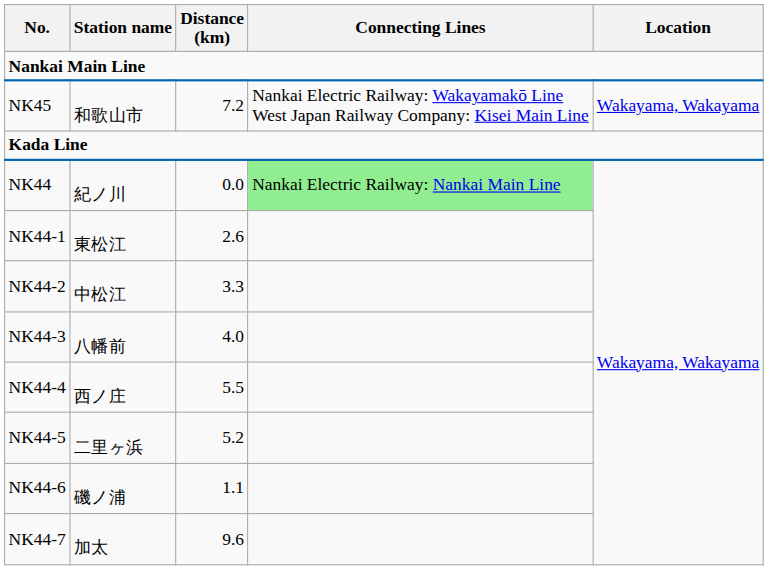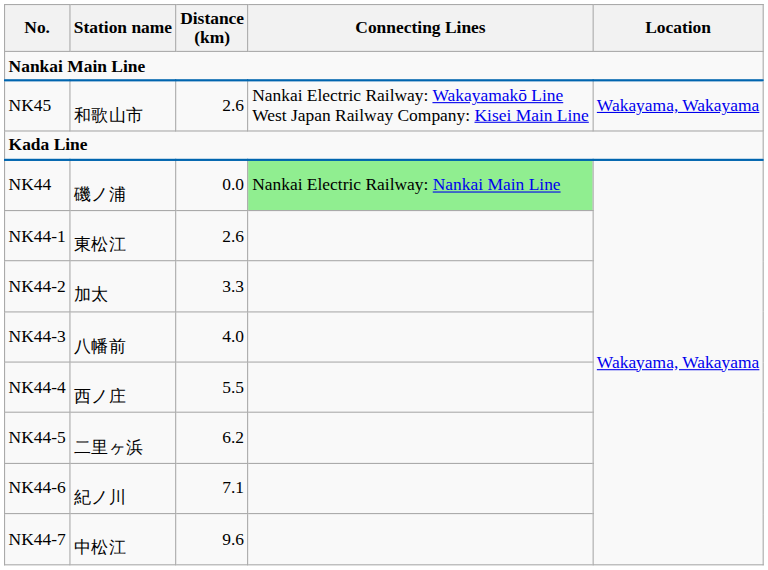(233, 105) 7.2 -> (233, 105) 2.6
(100, 194) 紀ノ川 -> (100, 194) 磯ノ浦
(100, 295) 中松江 -> (91, 295) 加太
(233, 437) 5.2 -> (233, 437) 6.2
(100, 497) 磯ノ浦 -> (100, 497) 紀ノ川
(233, 488) 1.1 -> (233, 488) 7.1
(91, 548) 加太 -> (100, 548) 中松江
